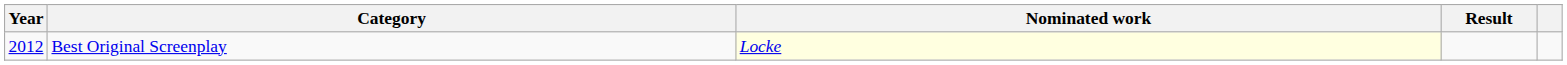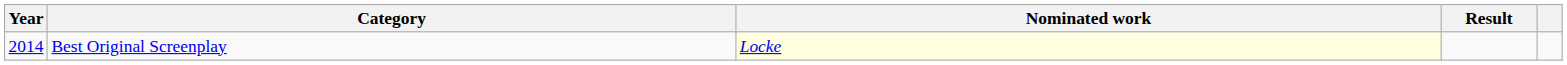(26, 45) 2012 -> (26, 45) 2014
